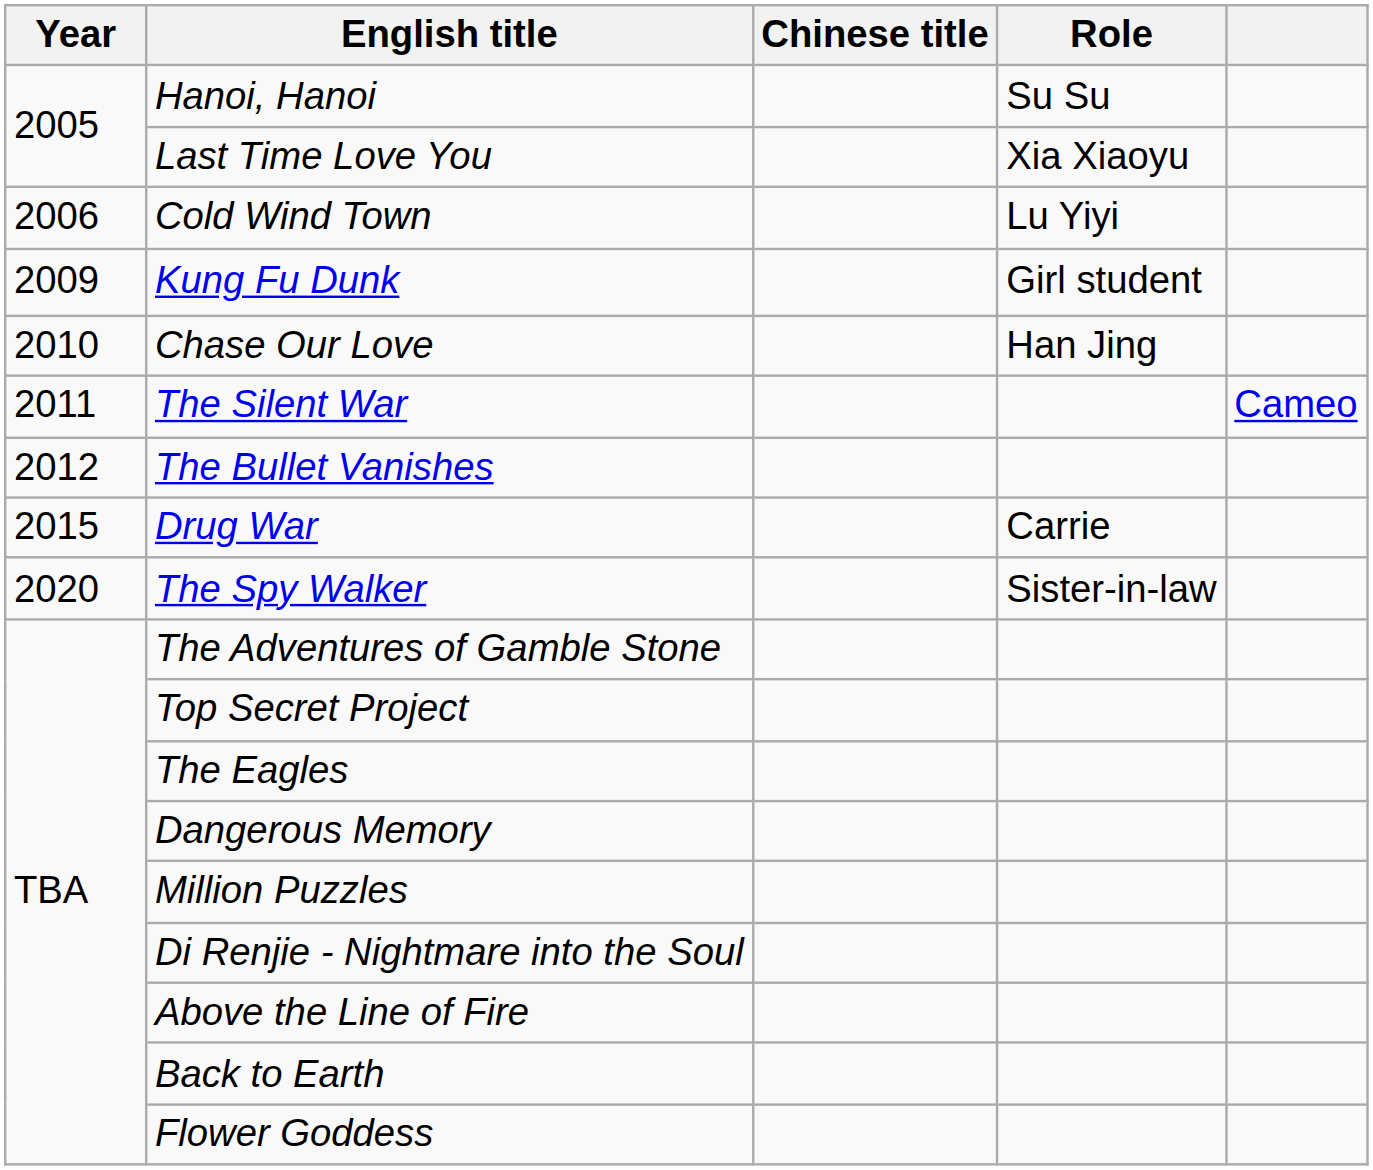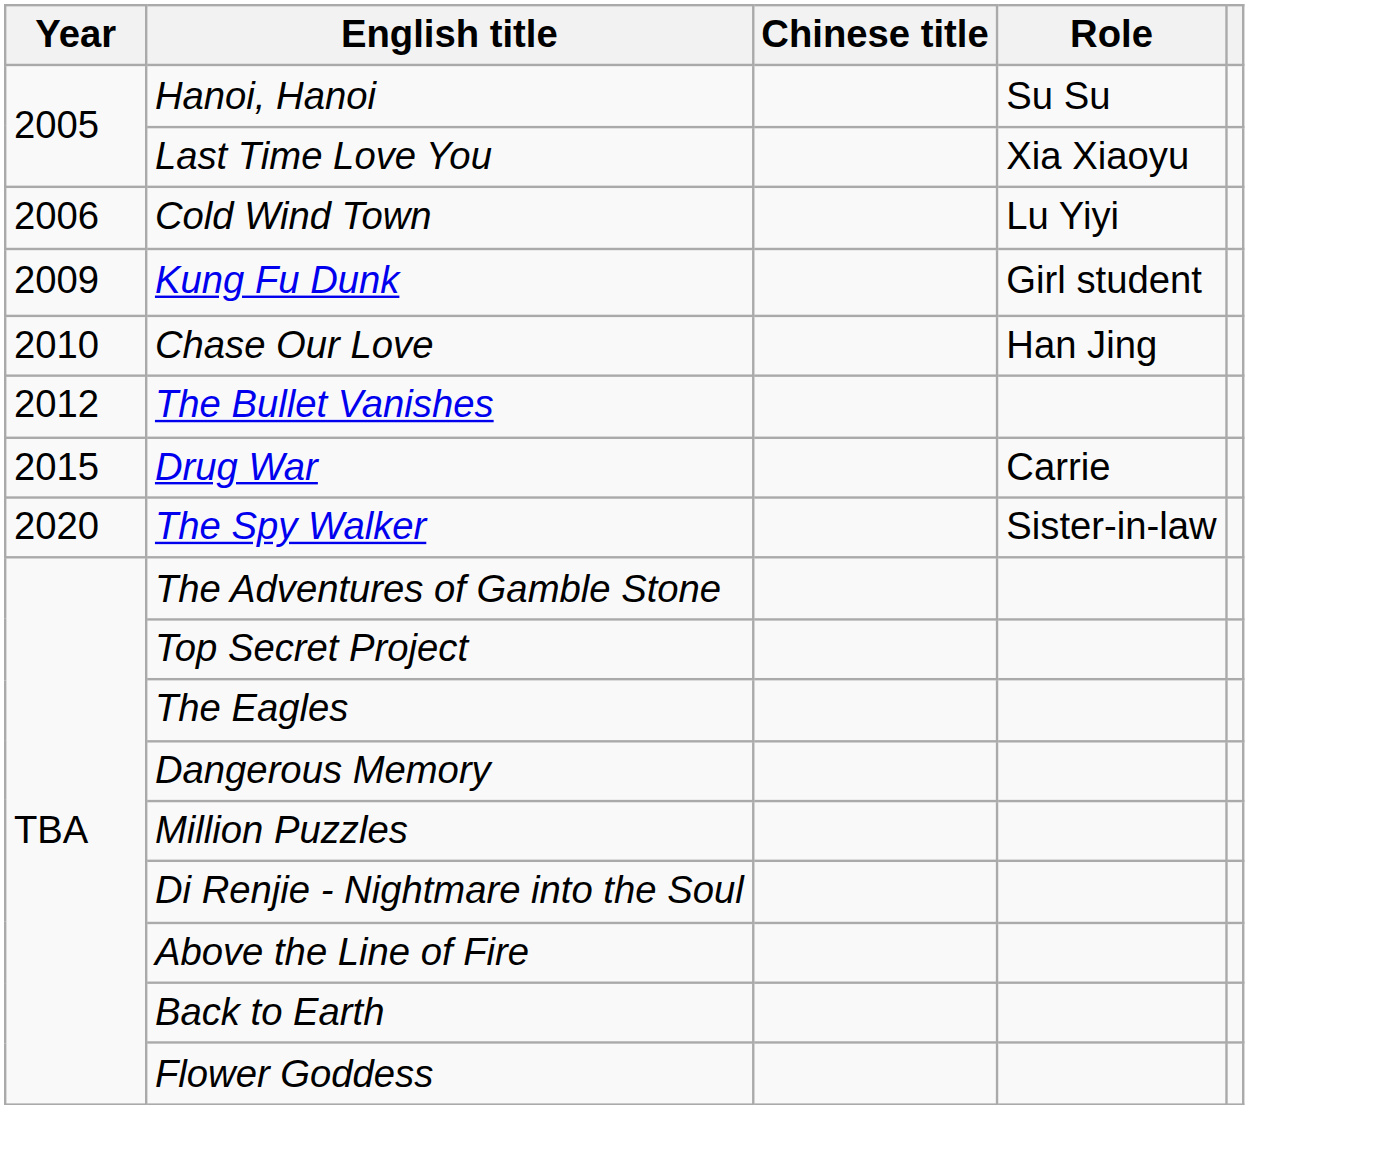- row: (281, 405)
